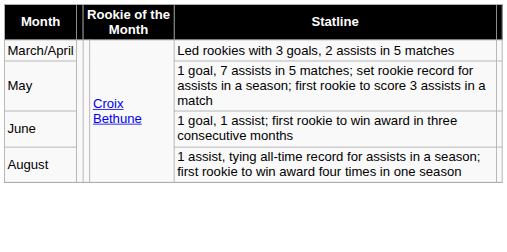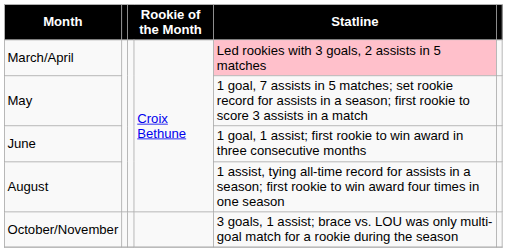(316, 50) no background -> (329, 57) pink background
+ row: (63, 229)
